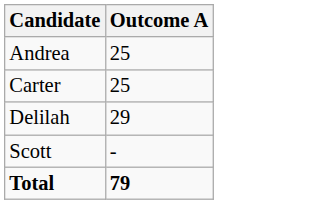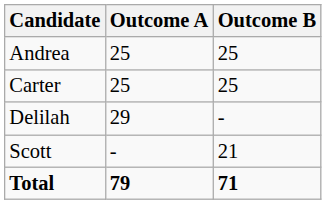+ column: (267, 20)
